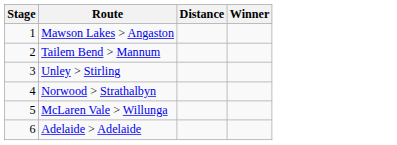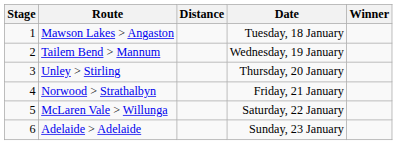+ column: (287, 14)
